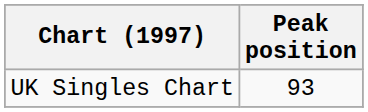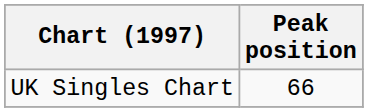(301, 89) 93 -> (301, 89) 66
